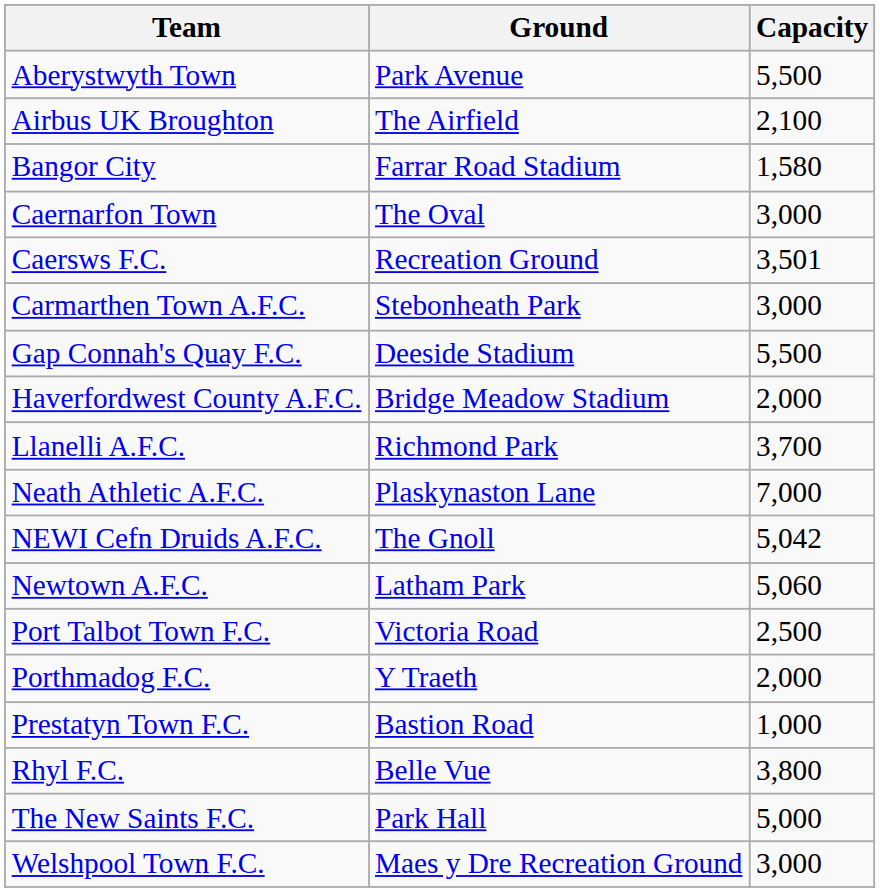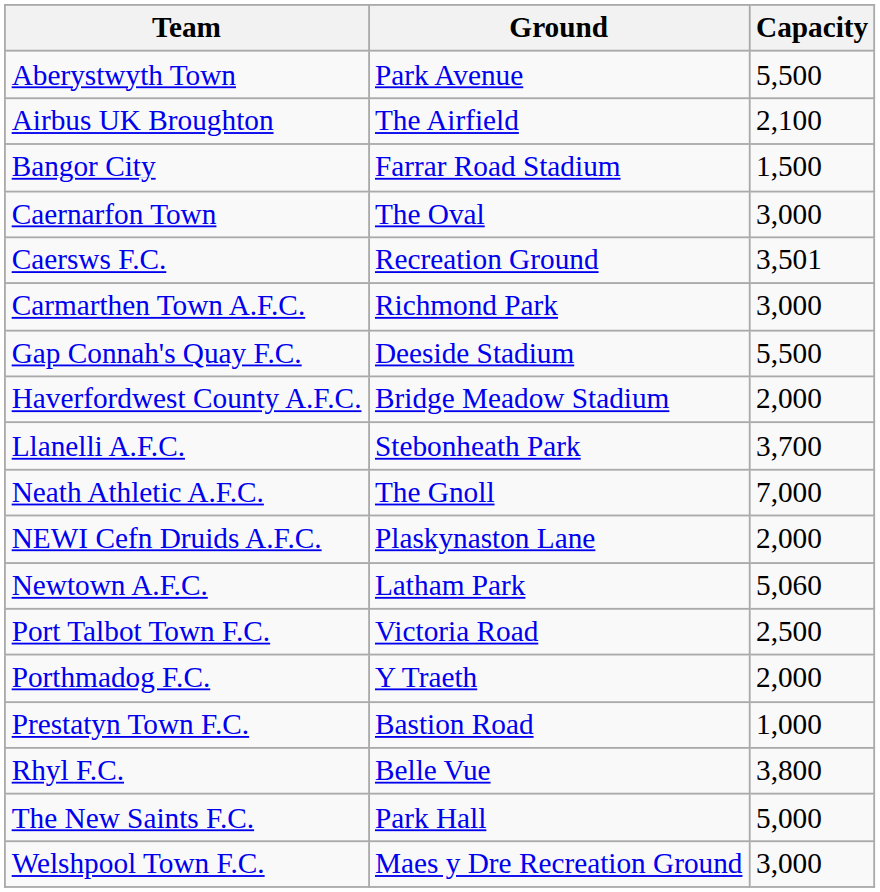(789, 167) 1,580 -> (789, 167) 1,500
(478, 306) Stebonheath Park -> (466, 306) Richmond Park
(466, 445) Richmond Park -> (478, 445) Stebonheath Park
(485, 492) Plaskynaston Lane -> (435, 492) The Gnoll
(435, 538) The Gnoll -> (485, 538) Plaskynaston Lane
(789, 538) 5,042 -> (789, 538) 2,000
